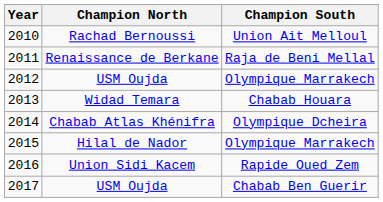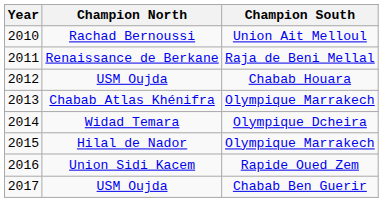(300, 79) Olympique Marrakech -> (300, 79) Chabab Houara
(132, 101) Widad Temara -> (132, 101) Chabab Atlas Khénifra
(300, 101) Chabab Houara -> (300, 101) Olympique Marrakech
(132, 122) Chabab Atlas Khénifra -> (132, 122) Widad Temara
